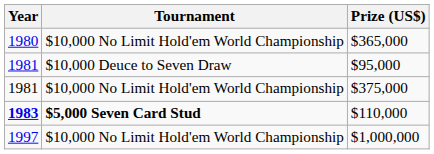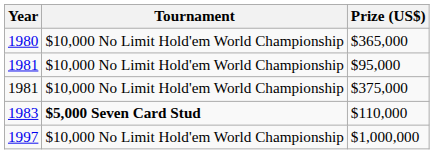(138, 64) $10,000 Deuce to Seven Draw -> (195, 64) $10,000 No Limit Hold'em World Championship
(23, 112) bold -> (23, 112) normal
